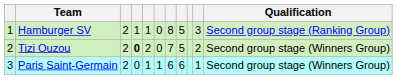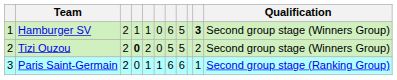(171, 30) 8 -> (171, 30) 6
(198, 30) normal -> (198, 30) bold
(298, 30) Second group stage (Ranking Group) -> (298, 30) Second group stage (Winners Group)
(171, 48) 7 -> (171, 48) 5
(298, 65) Second group stage (Winners Group) -> (298, 65) Second group stage (Ranking Group)
